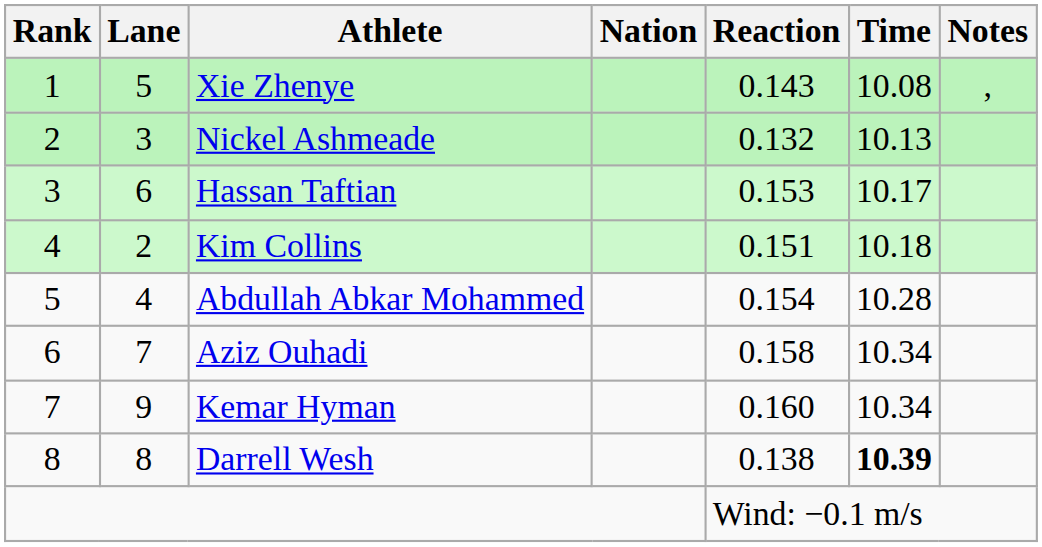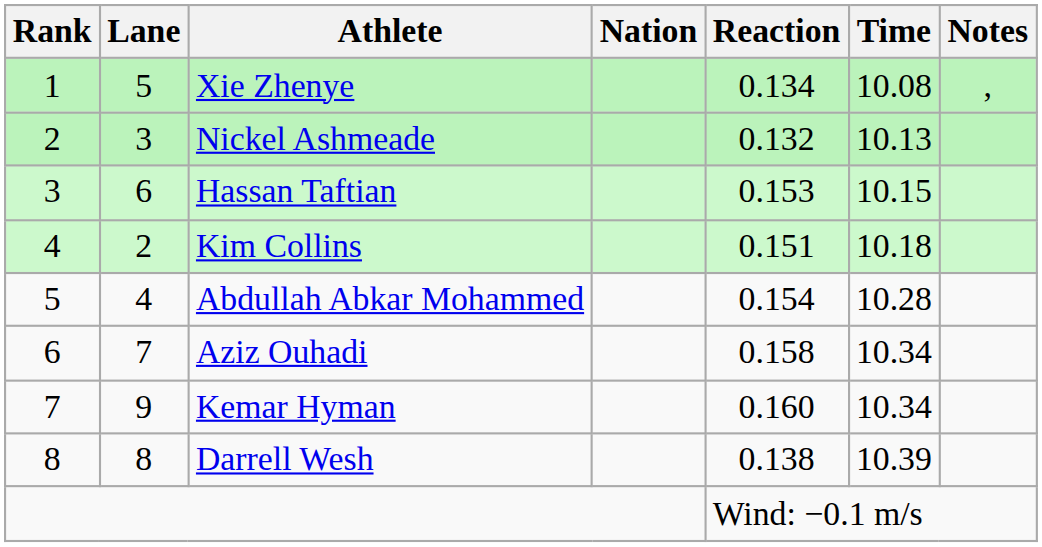(777, 84) 0.143 -> (777, 84) 0.134
(894, 191) 10.17 -> (894, 191) 10.15
(894, 459) bold -> (894, 459) normal
